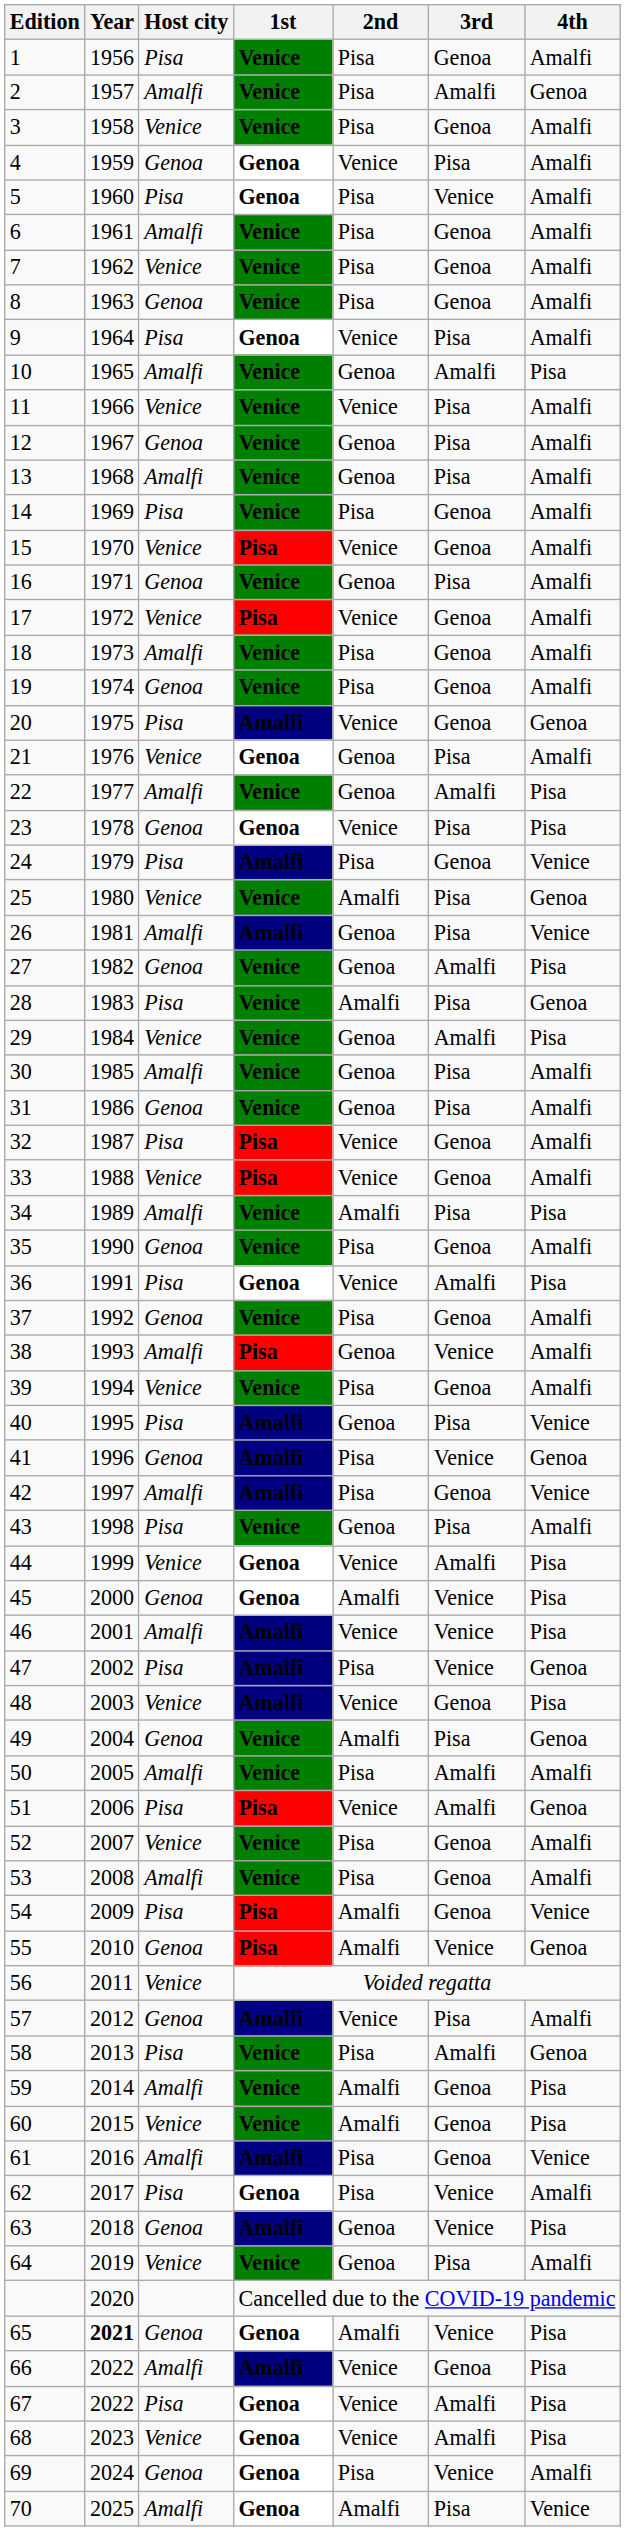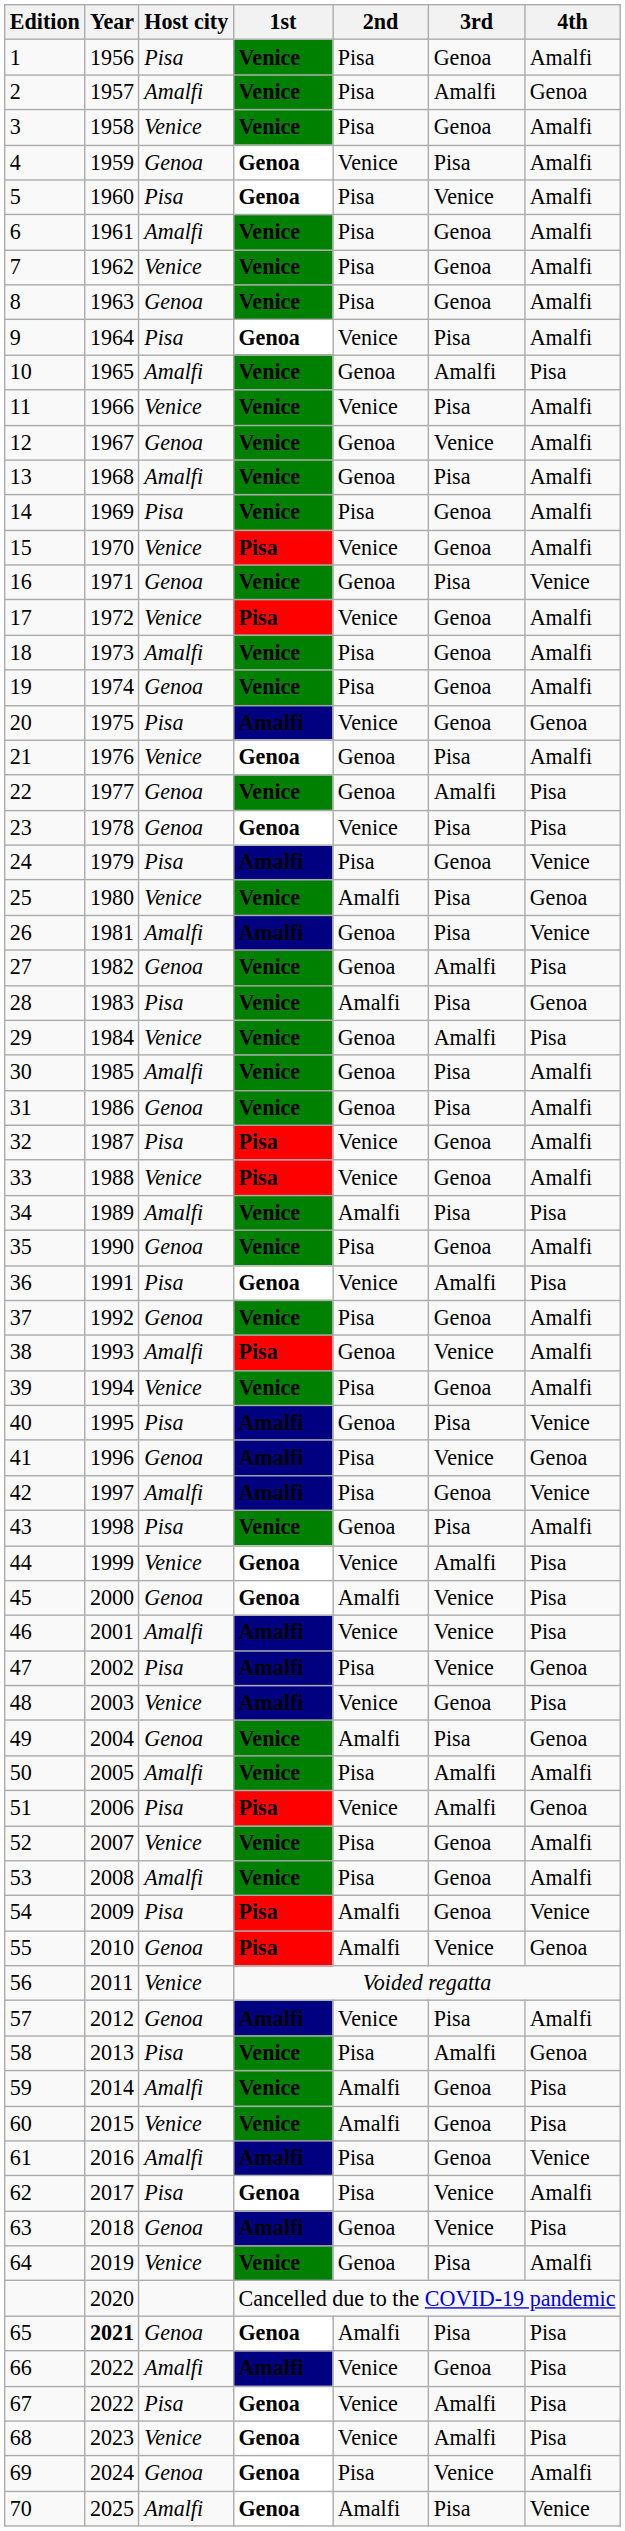(452, 442) Pisa -> (464, 442) Venice
(561, 582) Amalfi -> (560, 582) Venice
(174, 792) Amalfi -> (174, 792) Genoa
(464, 2333) Venice -> (452, 2333) Pisa
